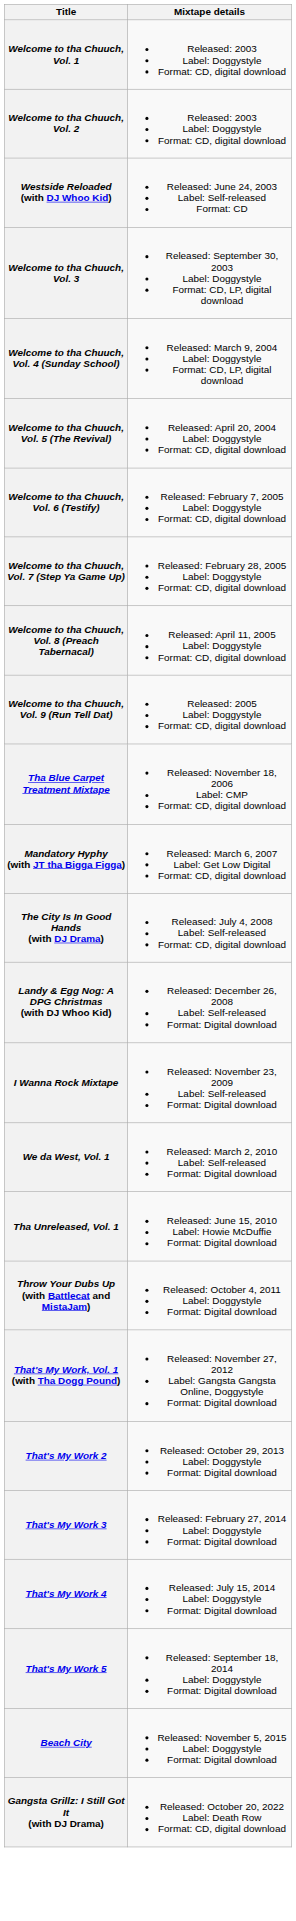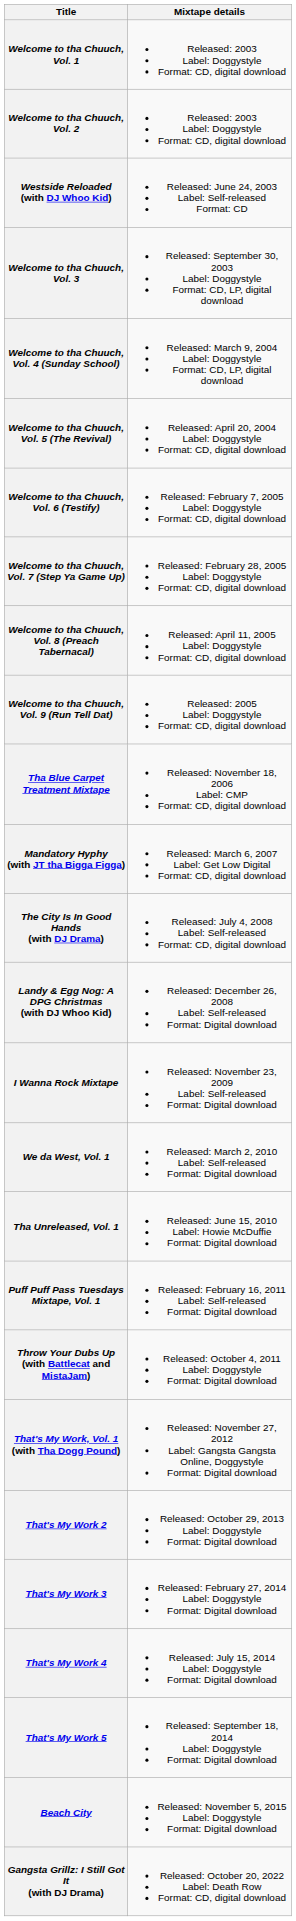+ row: (66, 1295)
